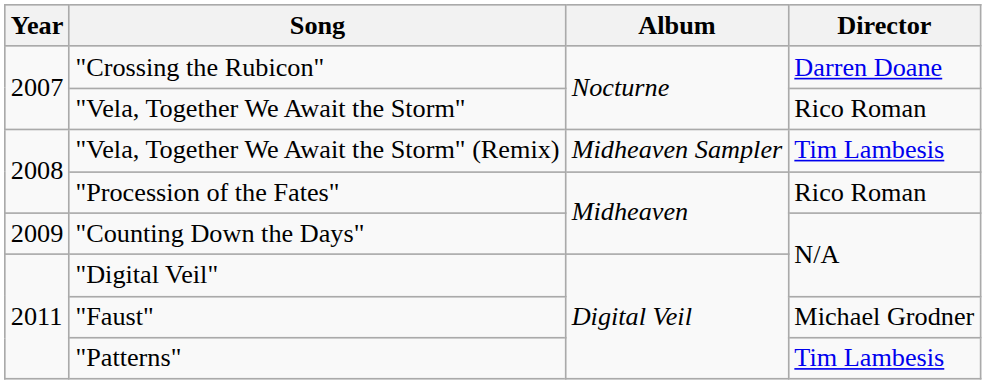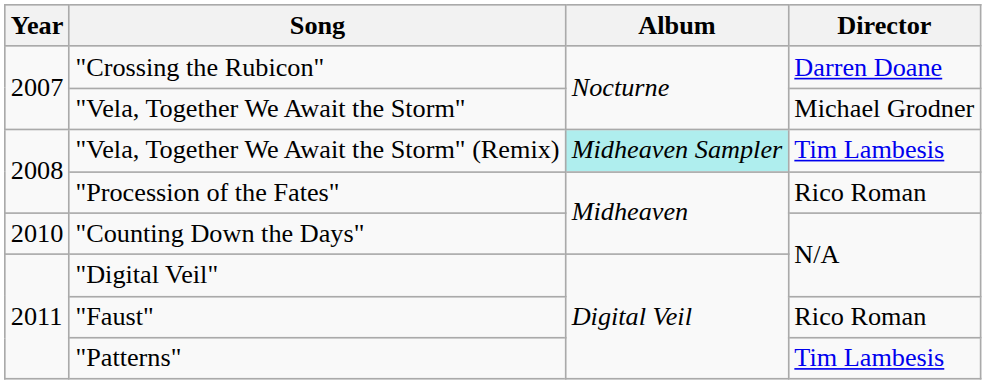(860, 108) Rico Roman -> (884, 108) Michael Grodner
(677, 150) no background -> (677, 150) paleturquoise background
(37, 233) 2009 -> (37, 233) 2010
(884, 316) Michael Grodner -> (860, 316) Rico Roman
